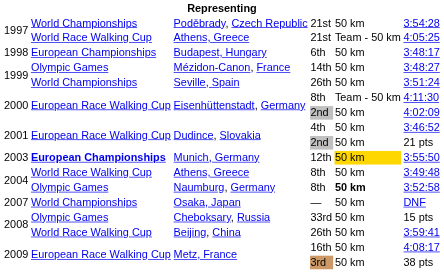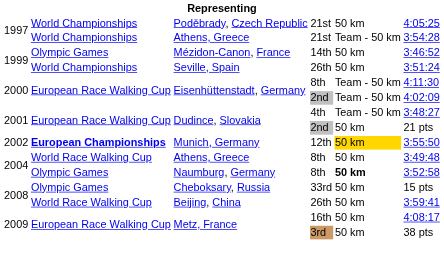(422, 23) 3:54:28 -> (422, 23) 4:05:25
(91, 38) World Race Walking Cup -> (84, 38) World Championships
(422, 38) 4:05:25 -> (422, 38) 3:54:28
- row: (220, 53)
(422, 68) 3:48:27 -> (422, 53) 3:46:52
(350, 113) 50 km -> (368, 98) Team - 50 km
(350, 128) 50 km -> (368, 113) Team - 50 km
(422, 128) 3:46:52 -> (422, 113) 3:48:27
(16, 157) 2003 -> (16, 142) 2002
- row: (207, 202)
